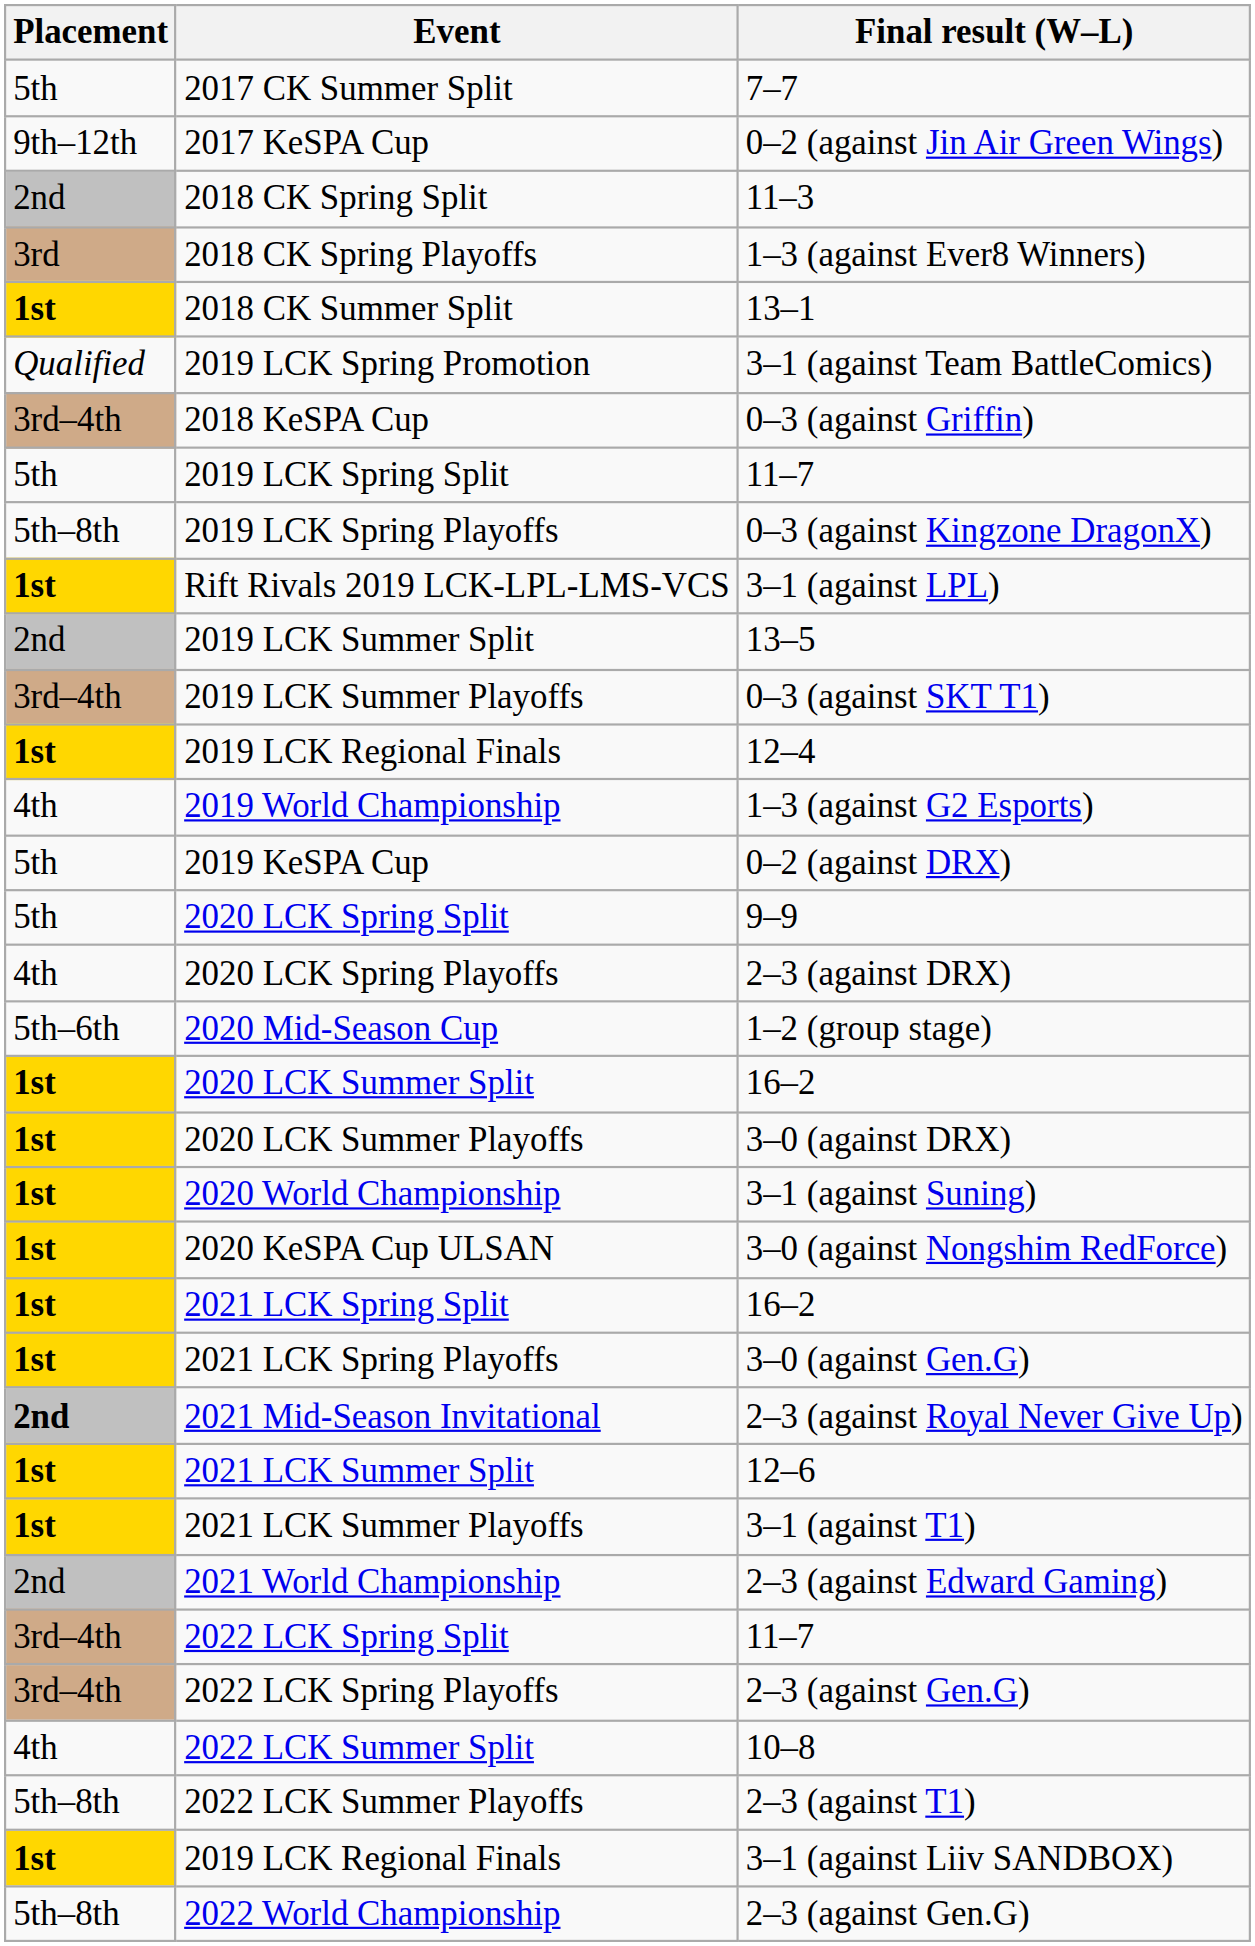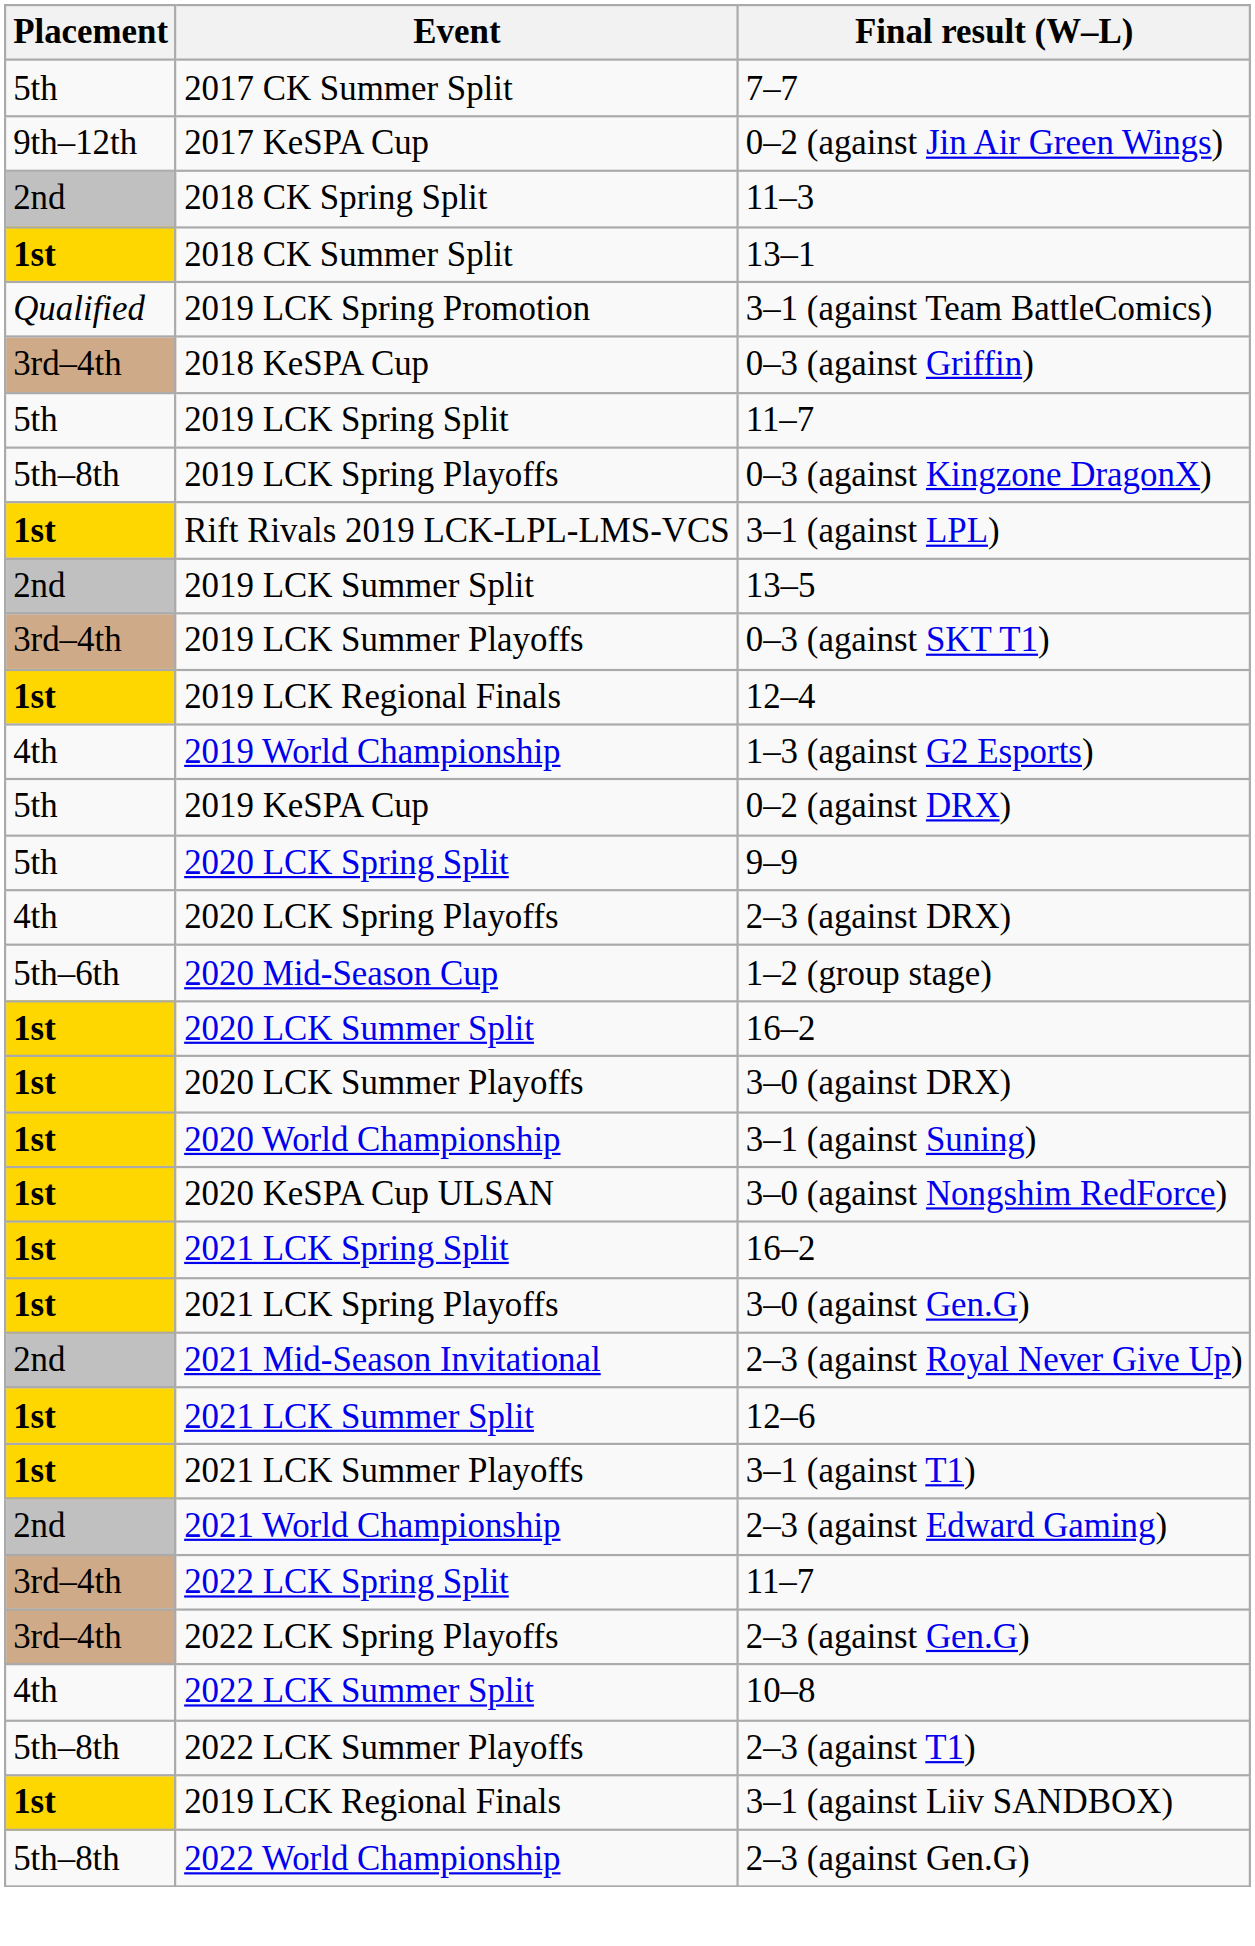- row: (361, 253)
(41, 1415) bold -> (39, 1359) normal
